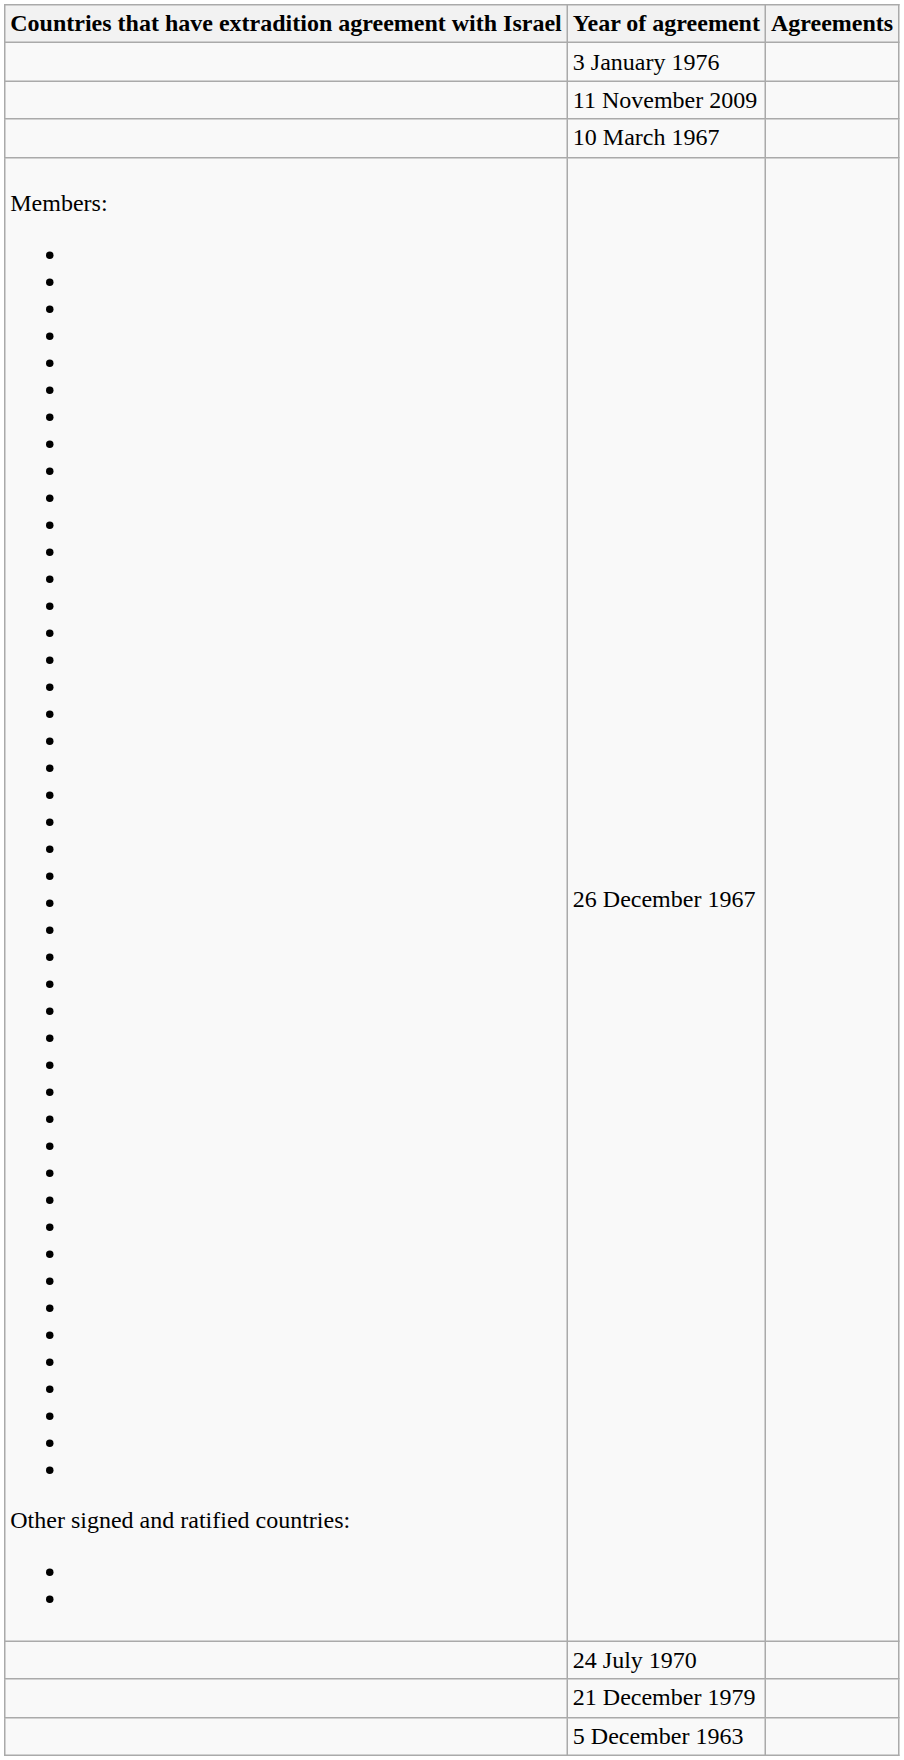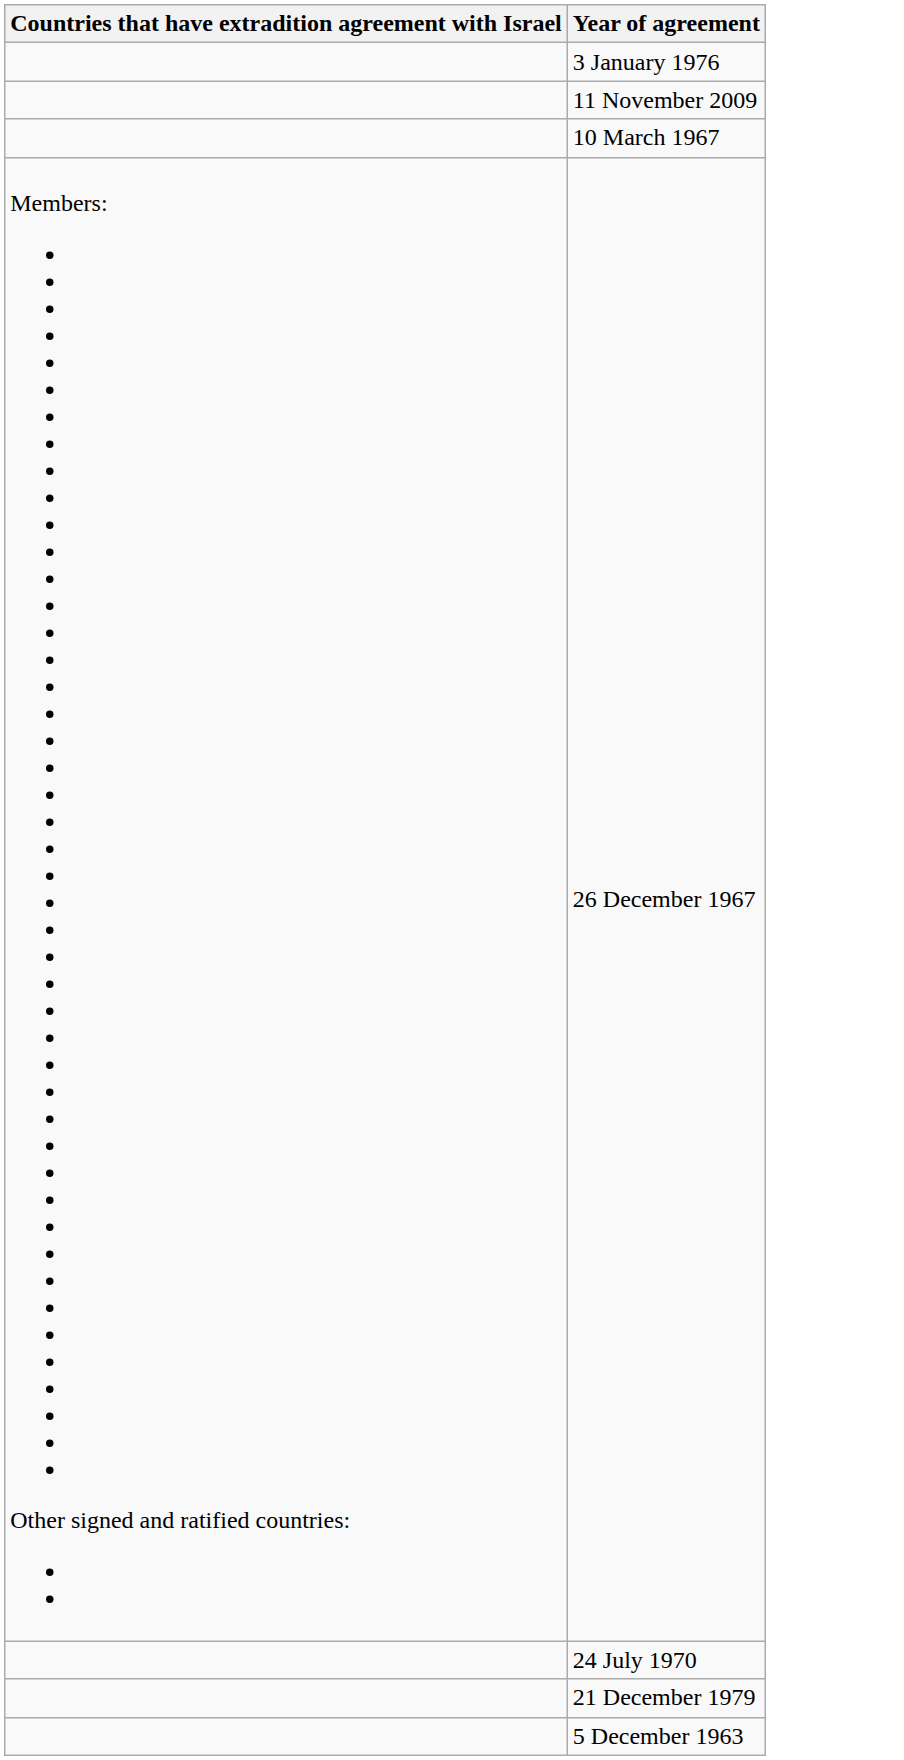- column: (832, 23)
